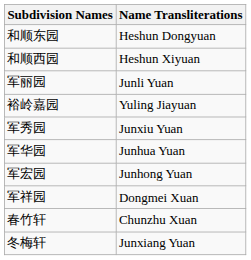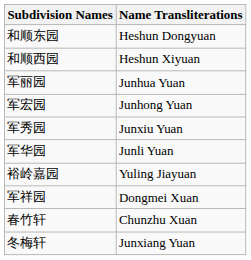(146, 82) Junli Yuan -> (152, 82) Junhua Yuan
rows swapped: (27, 174) <-> (33, 105)
(152, 151) Junhua Yuan -> (146, 151) Junli Yuan
